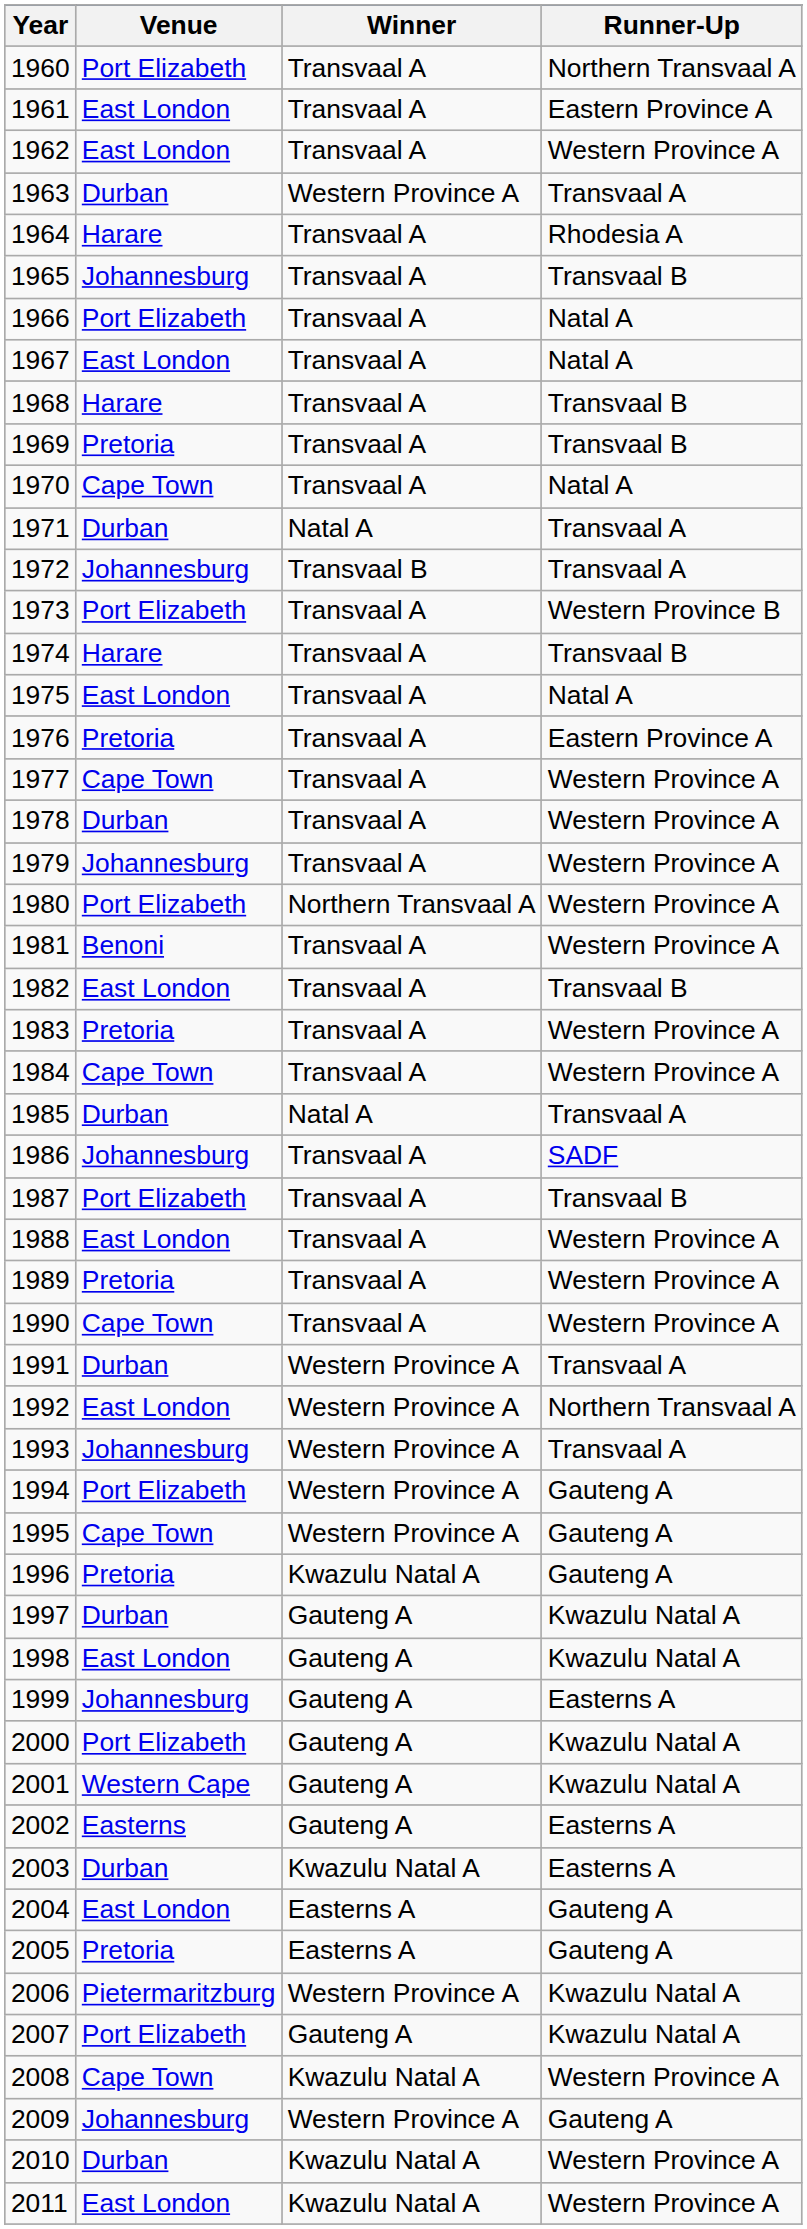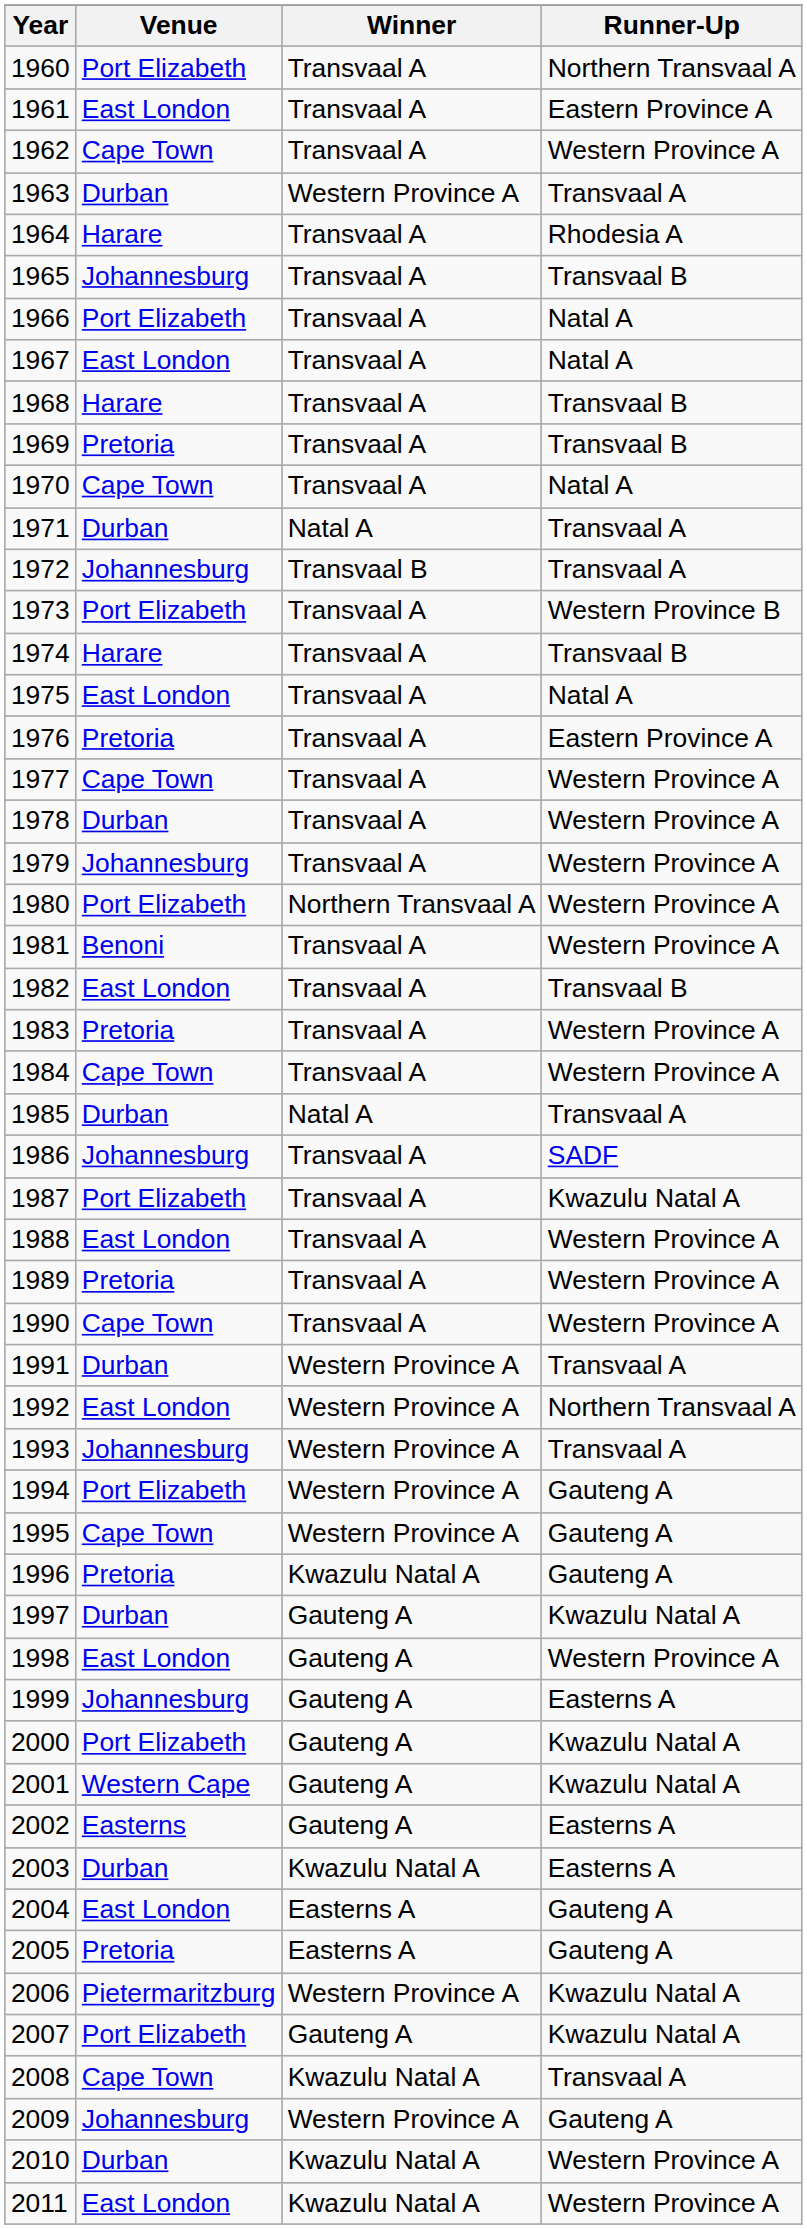(156, 151) East London -> (148, 151) Cape Town
(618, 1197) Transvaal B -> (644, 1197) Kwazulu Natal A
(644, 1658) Kwazulu Natal A -> (663, 1658) Western Province A
(663, 2077) Western Province A -> (617, 2077) Transvaal A
